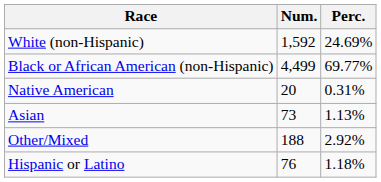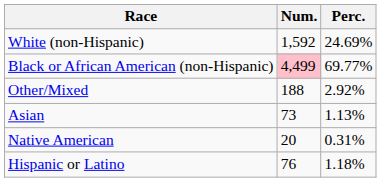(298, 66) no background -> (298, 66) pink background
rows swapped: (61, 90) <-> (48, 139)
